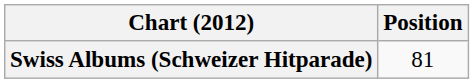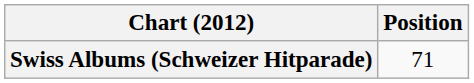(423, 59) 81 -> (423, 59) 71
